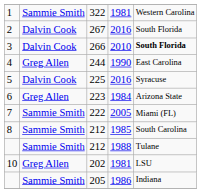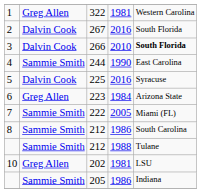(53, 12) Sammie Smith -> (46, 12) Greg Allen
(46, 63) Greg Allen -> (53, 63) Sammie Smith
(121, 130) 1985 -> (121, 130) 1986
